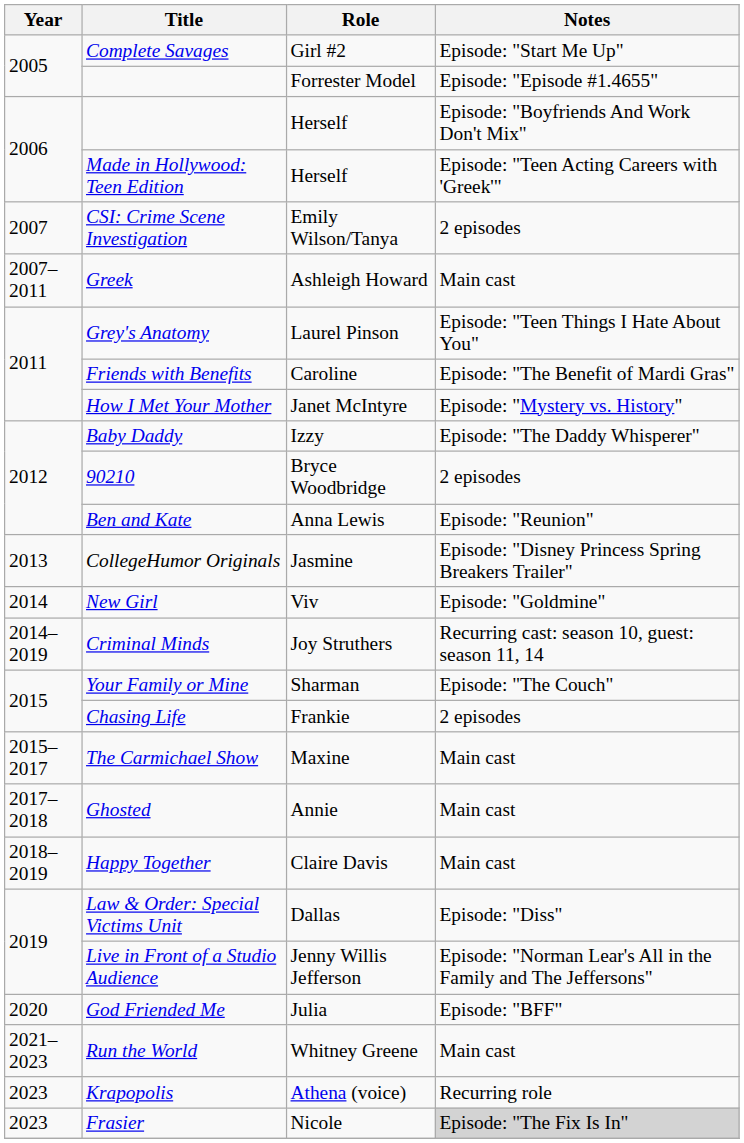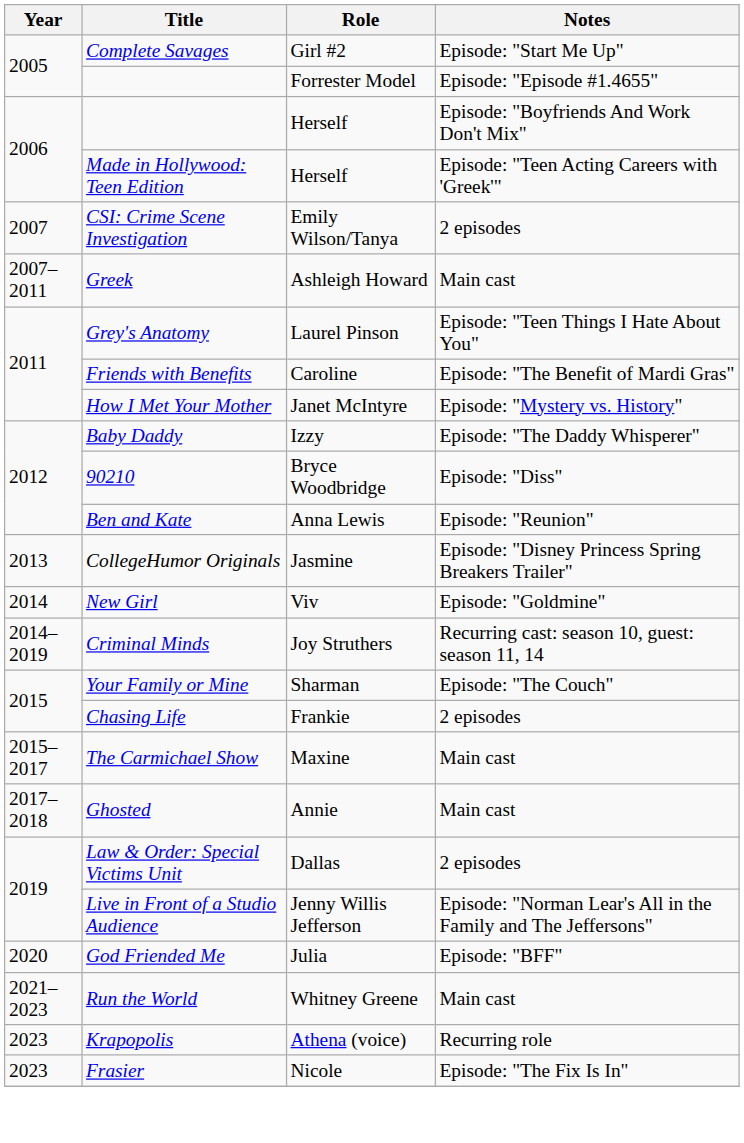(480, 477) 2 episodes -> (501, 477) Episode: "Diss"
- row: (148, 862)
(501, 915) Episode: "Diss" -> (480, 862) 2 episodes
(534, 1123) lightgrey background -> (534, 1070) no background
